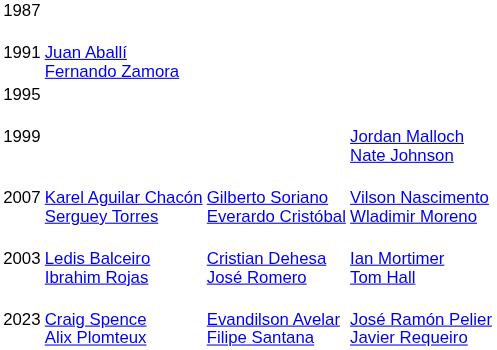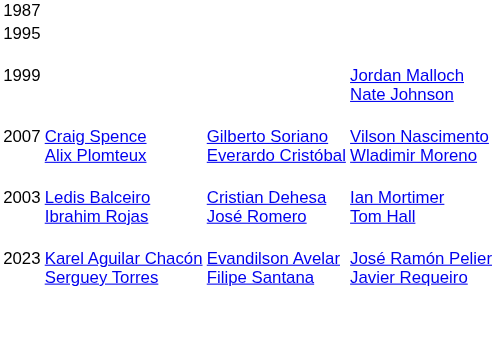- row: (22, 52)
(124, 206) Karel Aguilar Chacón Serguey Torres -> (96, 146) Craig Spence Alix Plomteux
(96, 328) Craig Spence Alix Plomteux -> (124, 267) Karel Aguilar Chacón Serguey Torres
